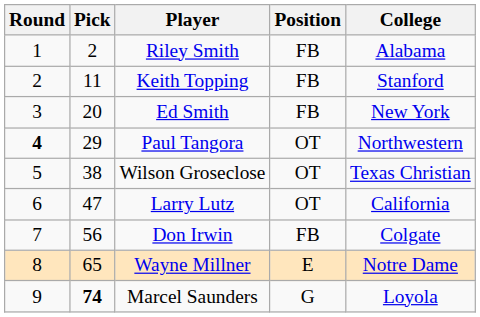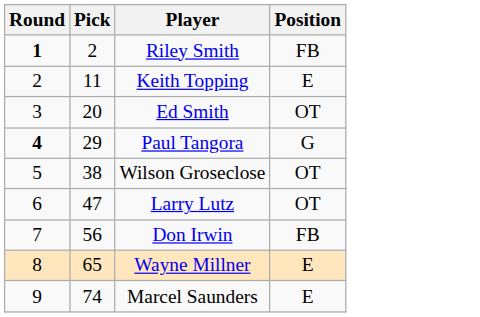- column: (410, 19)
(37, 50) normal -> (37, 50) bold
(308, 81) FB -> (308, 81) E
(308, 111) FB -> (308, 111) OT
(308, 142) OT -> (308, 142) G
(92, 296) bold -> (92, 296) normal
(308, 296) G -> (308, 296) E
